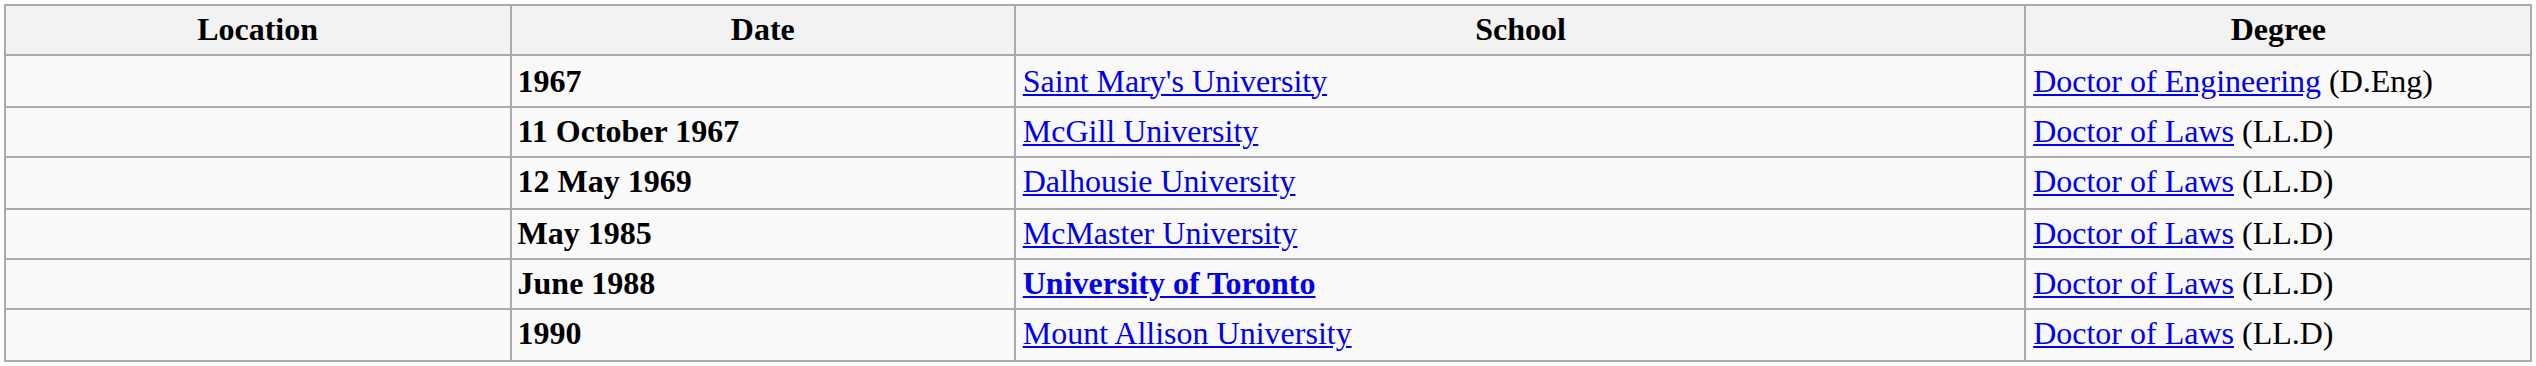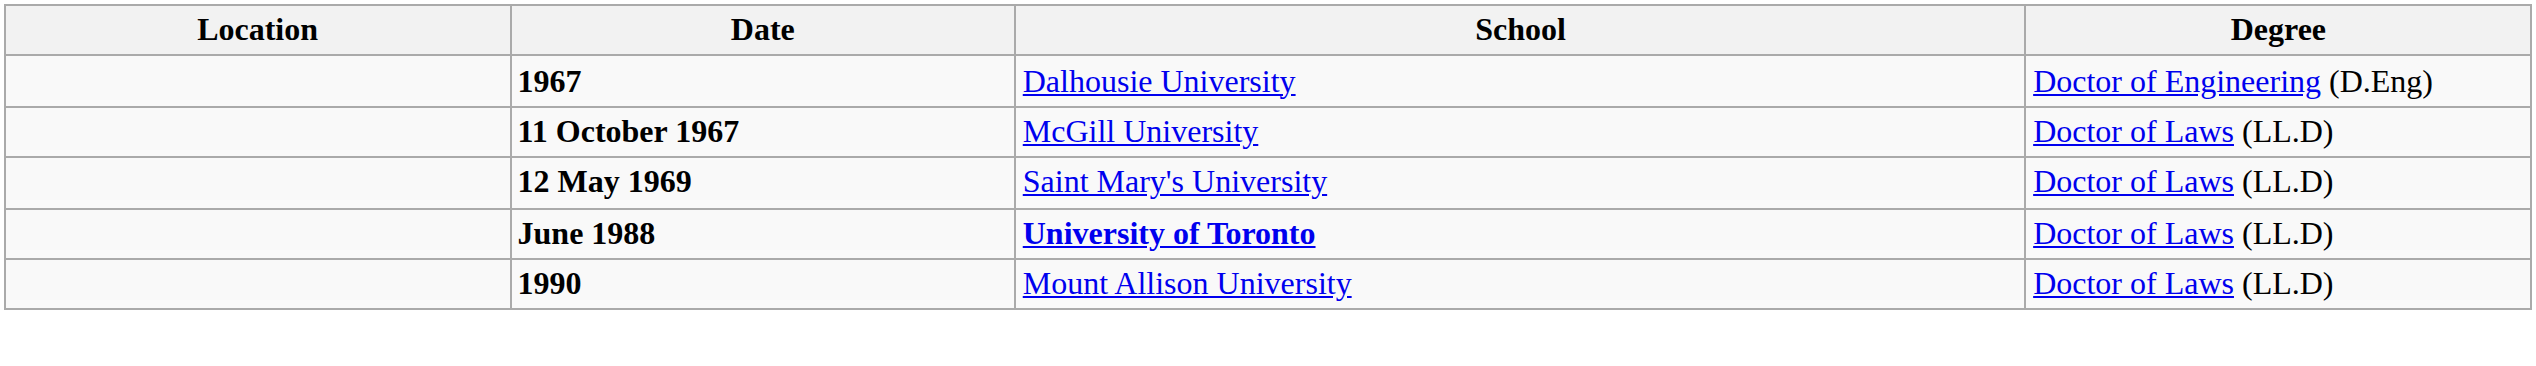(1175, 80) Saint Mary's University -> (1159, 80) Dalhousie University
(1159, 182) Dalhousie University -> (1175, 182) Saint Mary's University
- row: (585, 232)
